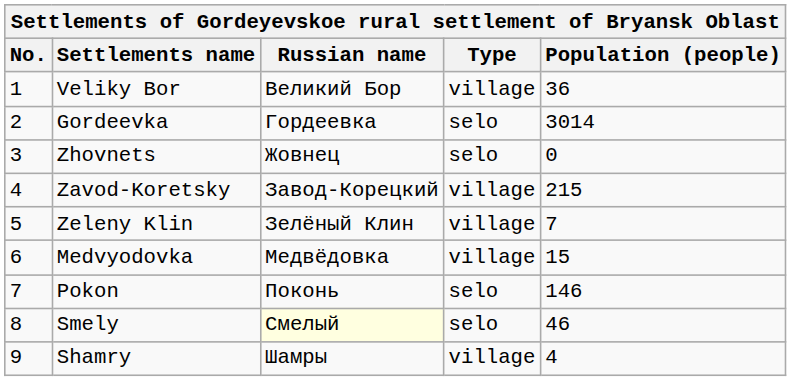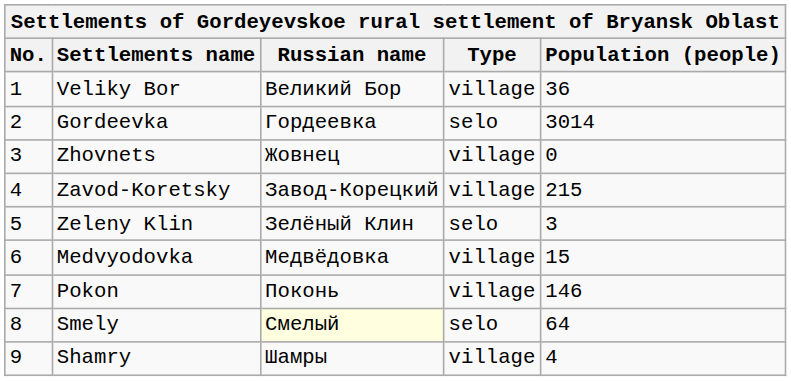(473, 156) selo -> (492, 156) village
(492, 224) village -> (473, 224) selo
(551, 224) 7 -> (551, 224) 3
(473, 291) selo -> (492, 291) village
(558, 325) 46 -> (558, 325) 64
